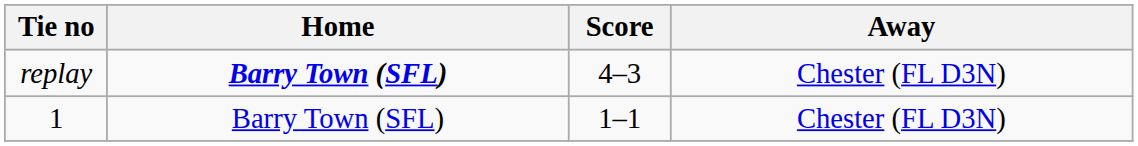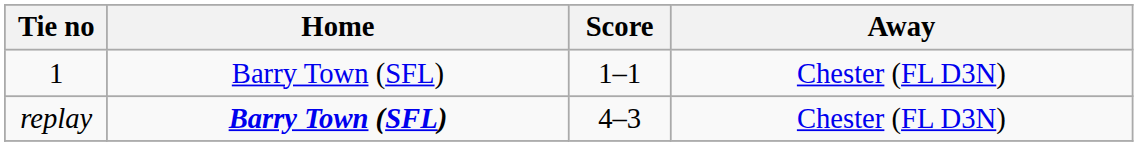rows swapped: (56, 118) <-> (56, 72)
